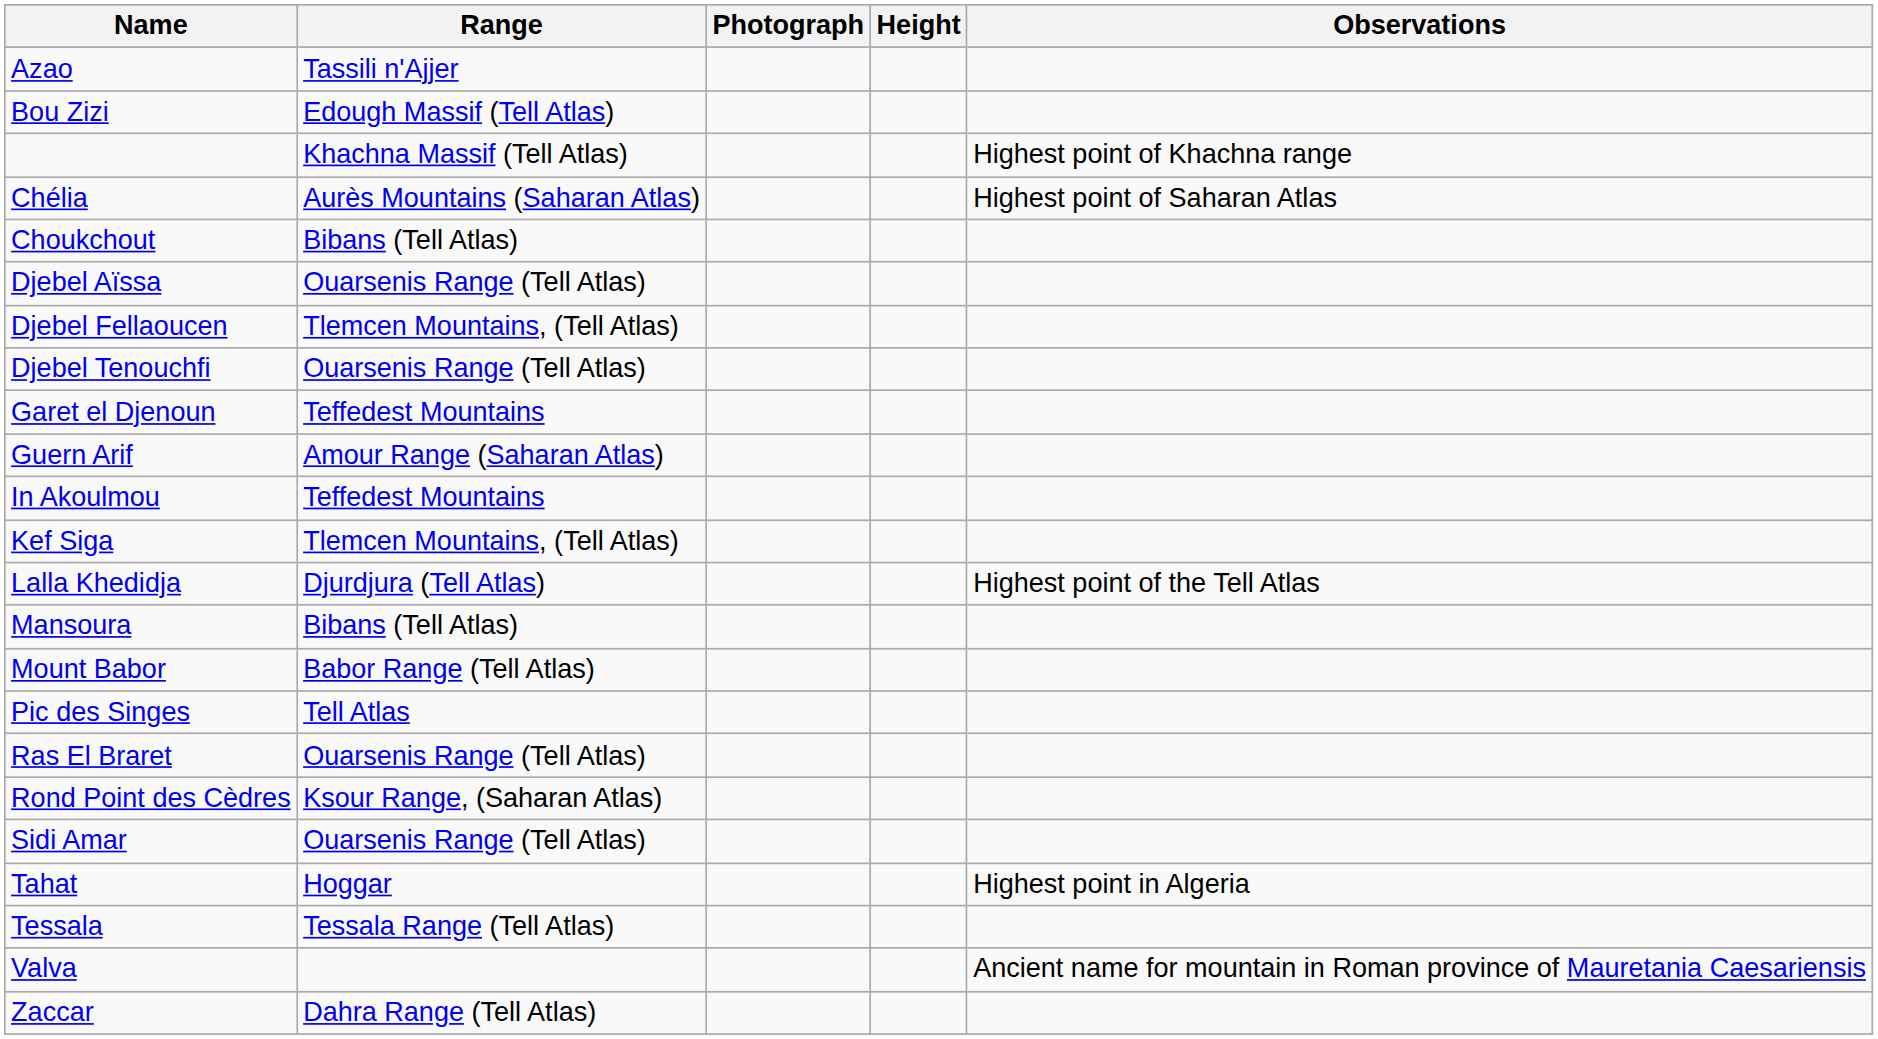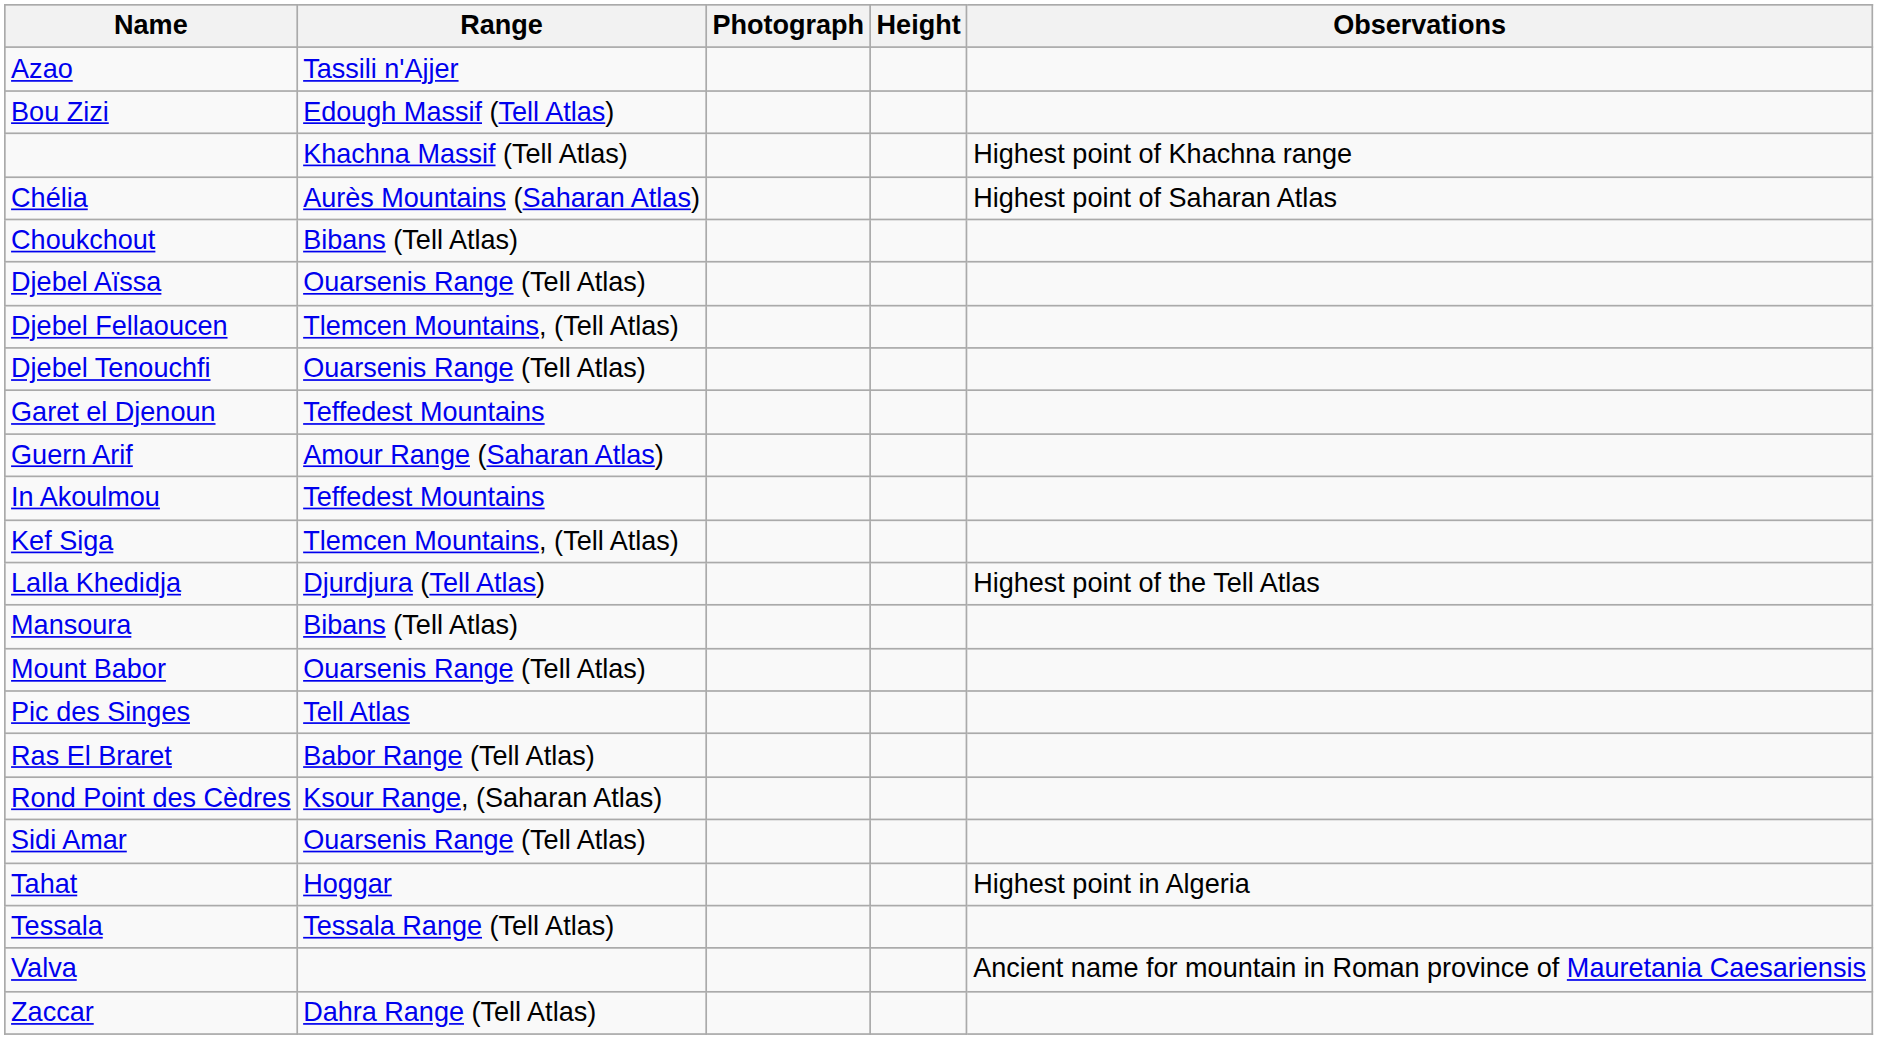(449, 669) Babor Range (Tell Atlas) -> (474, 669) Ouarsenis Range (Tell Atlas)
(474, 754) Ouarsenis Range (Tell Atlas) -> (449, 754) Babor Range (Tell Atlas)
